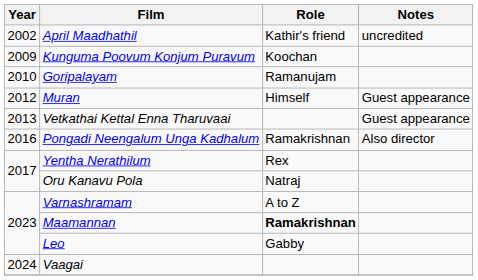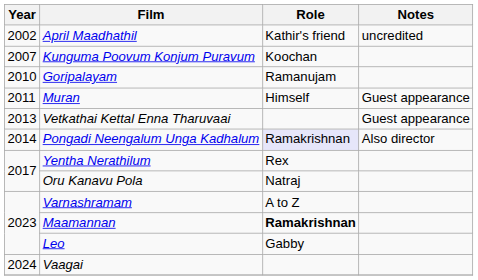(22, 56) 2009 -> (22, 56) 2007
(22, 98) 2012 -> (22, 98) 2011
(22, 139) 2016 -> (22, 139) 2014
(308, 139) no background -> (308, 139) lavender background
